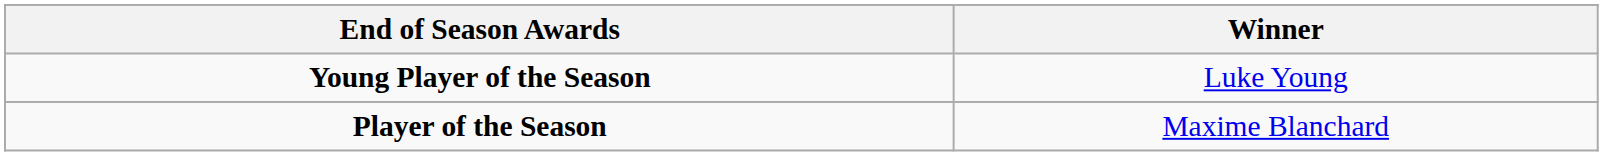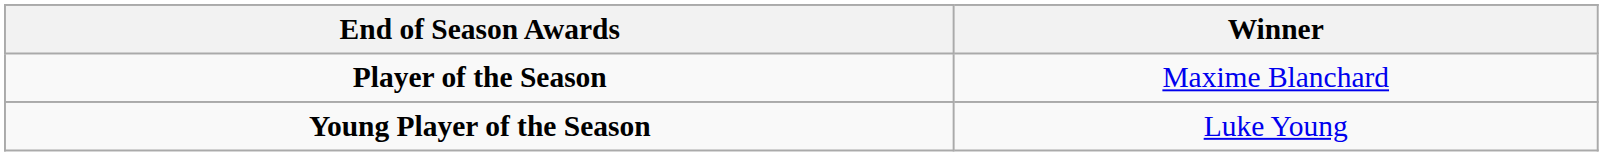rows swapped: (480, 126) <-> (480, 77)
